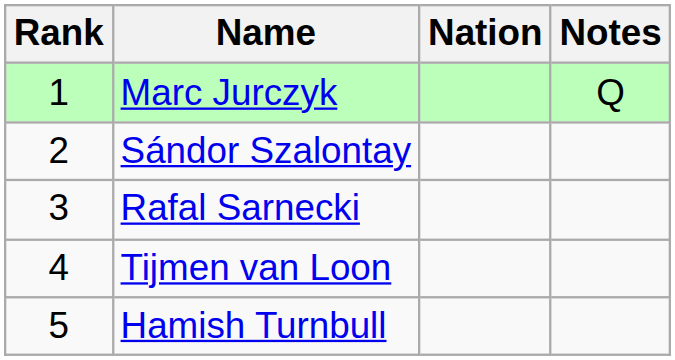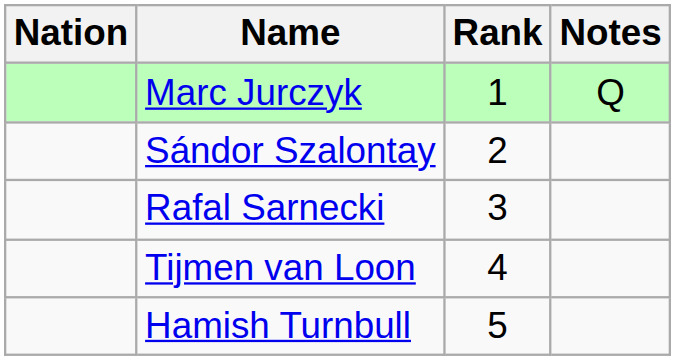columns swapped: (59, 33) <-> (485, 33)
